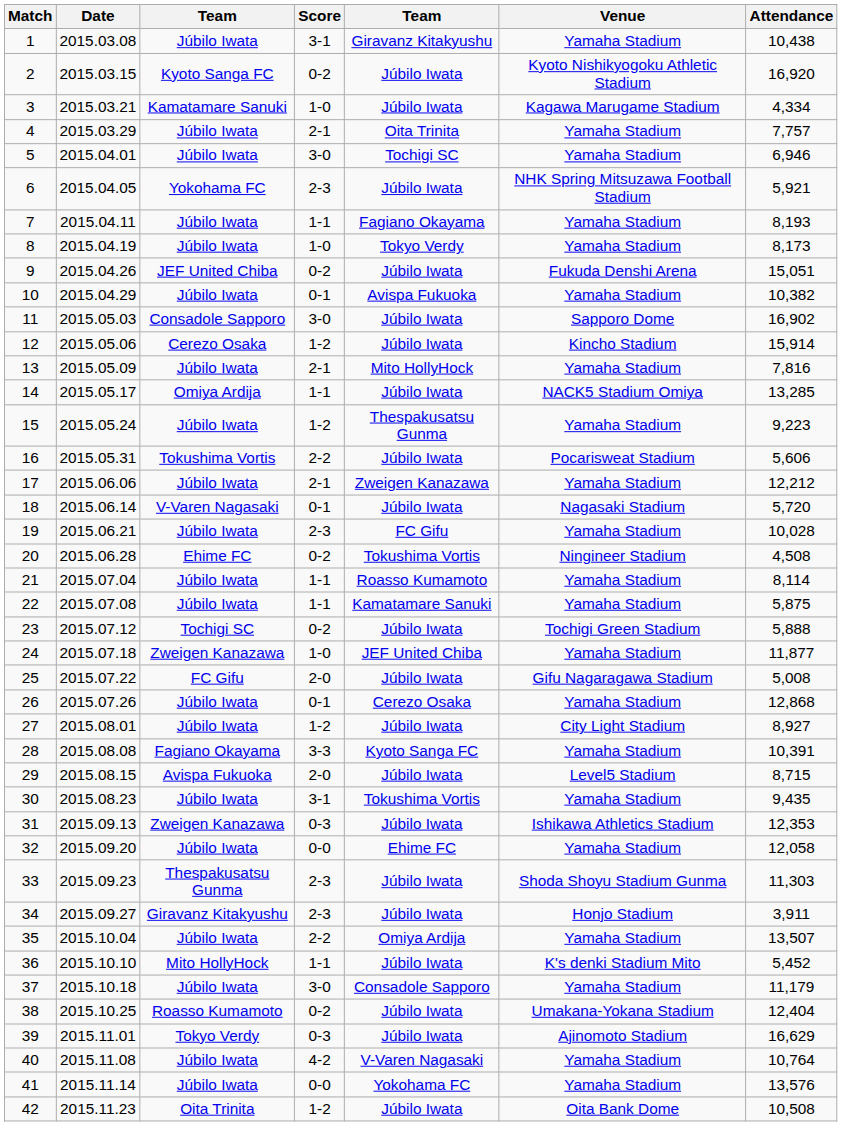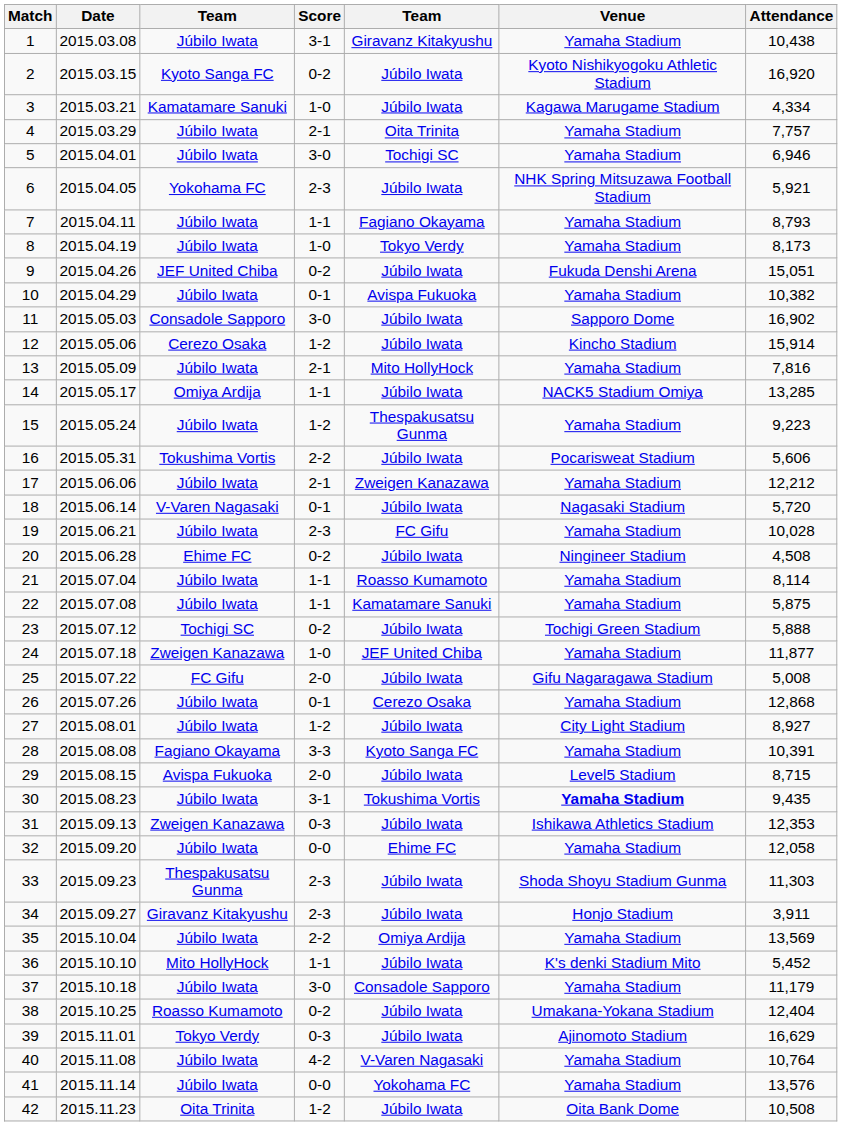(791, 221) 8,193 -> (791, 221) 8,793
(422, 555) Tokushima Vortis -> (422, 555) Júbilo Iwata
(623, 799) normal -> (623, 799) bold
(791, 938) 13,507 -> (791, 938) 13,569
